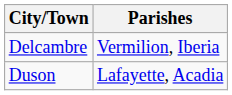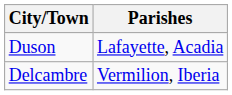rows swapped: (32, 75) <-> (48, 47)
